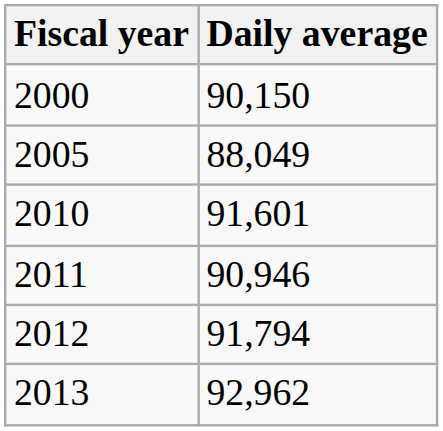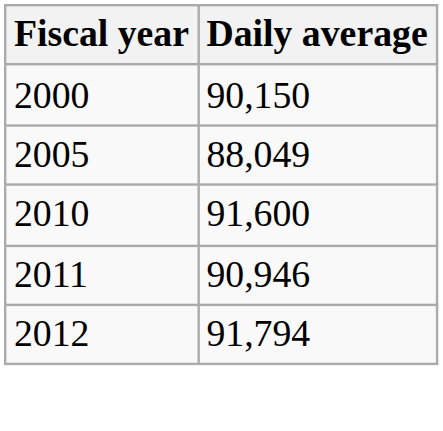(258, 214) 91,601 -> (258, 214) 91,600
- row: (52, 393)
